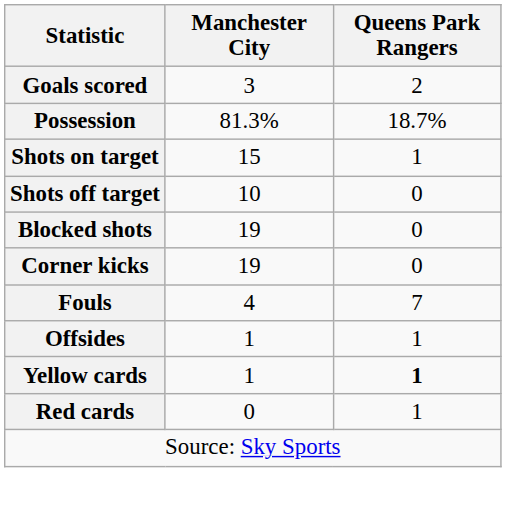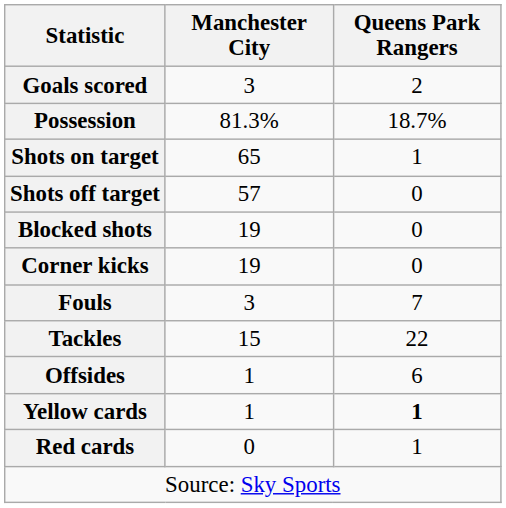(249, 157) 15 -> (249, 157) 65
(249, 193) 10 -> (249, 193) 57
(249, 302) 4 -> (249, 302) 3
+ row: (85, 338)
(417, 338) 1 -> (417, 374) 6
